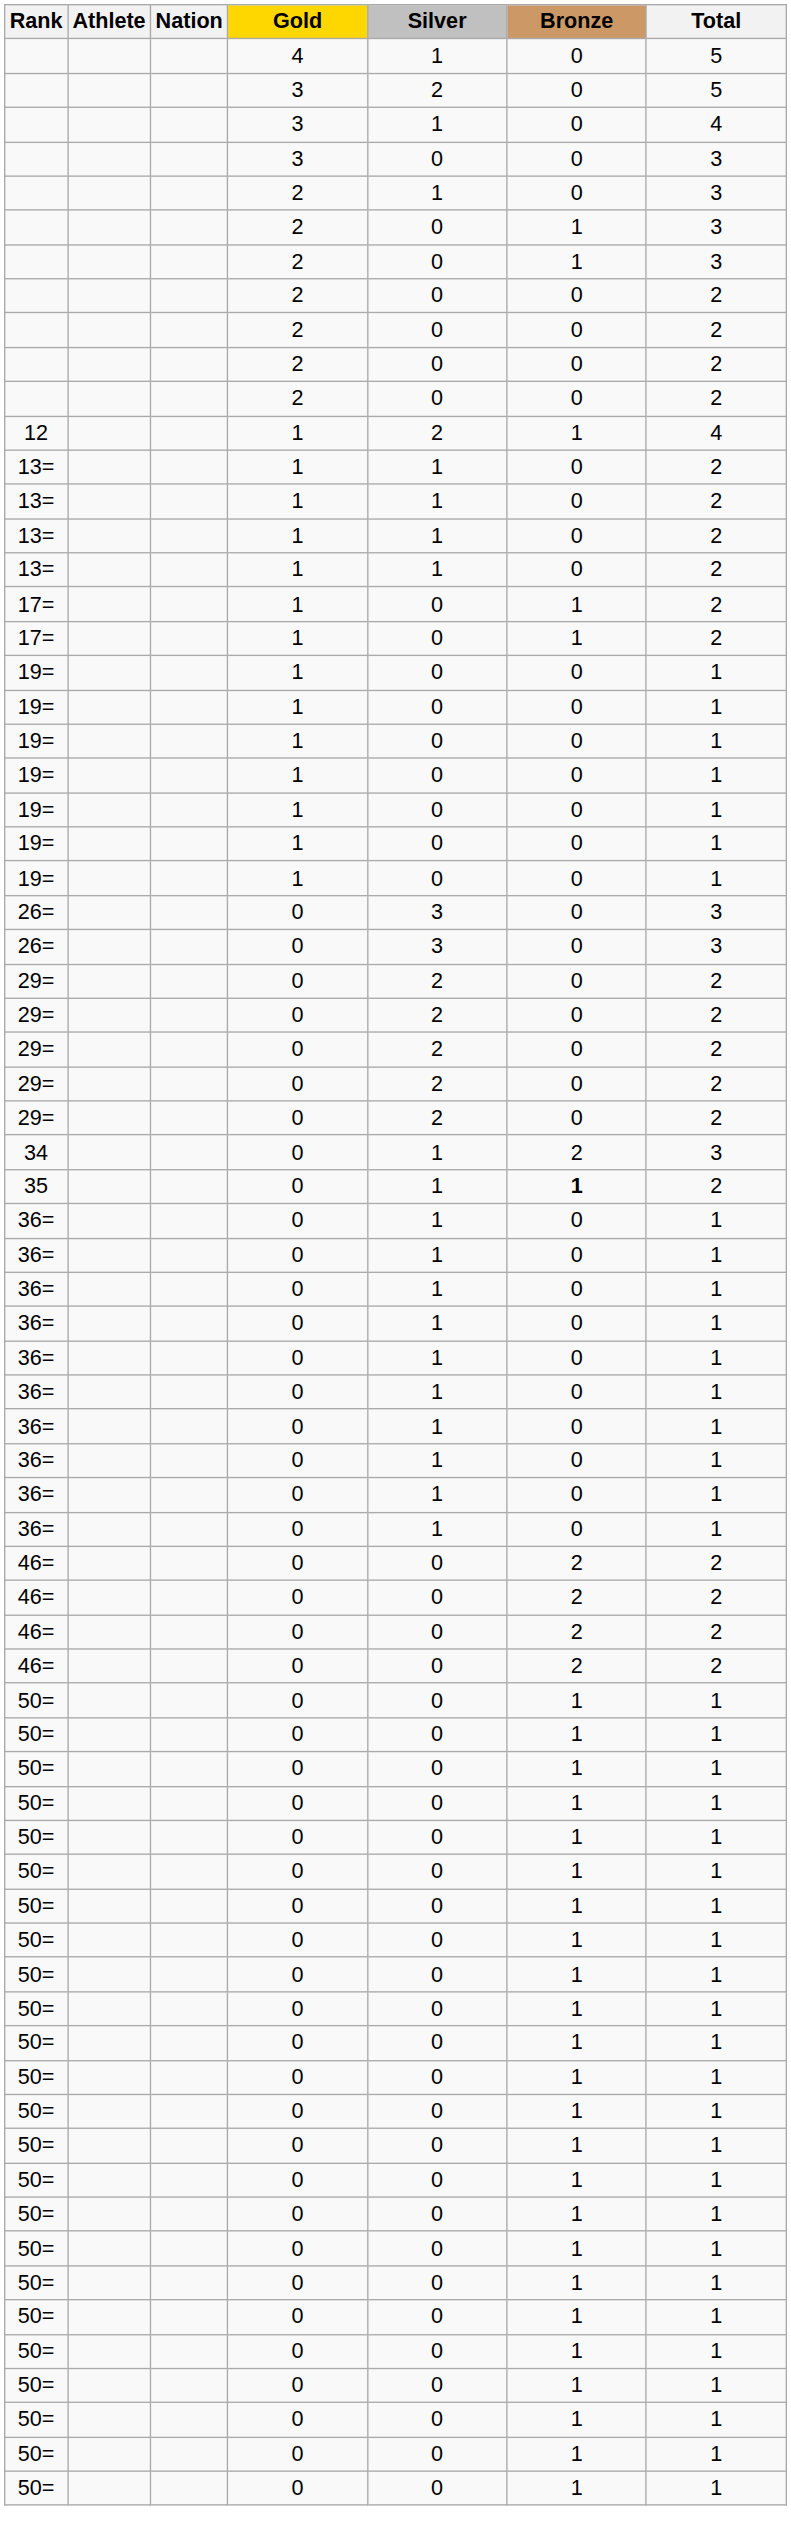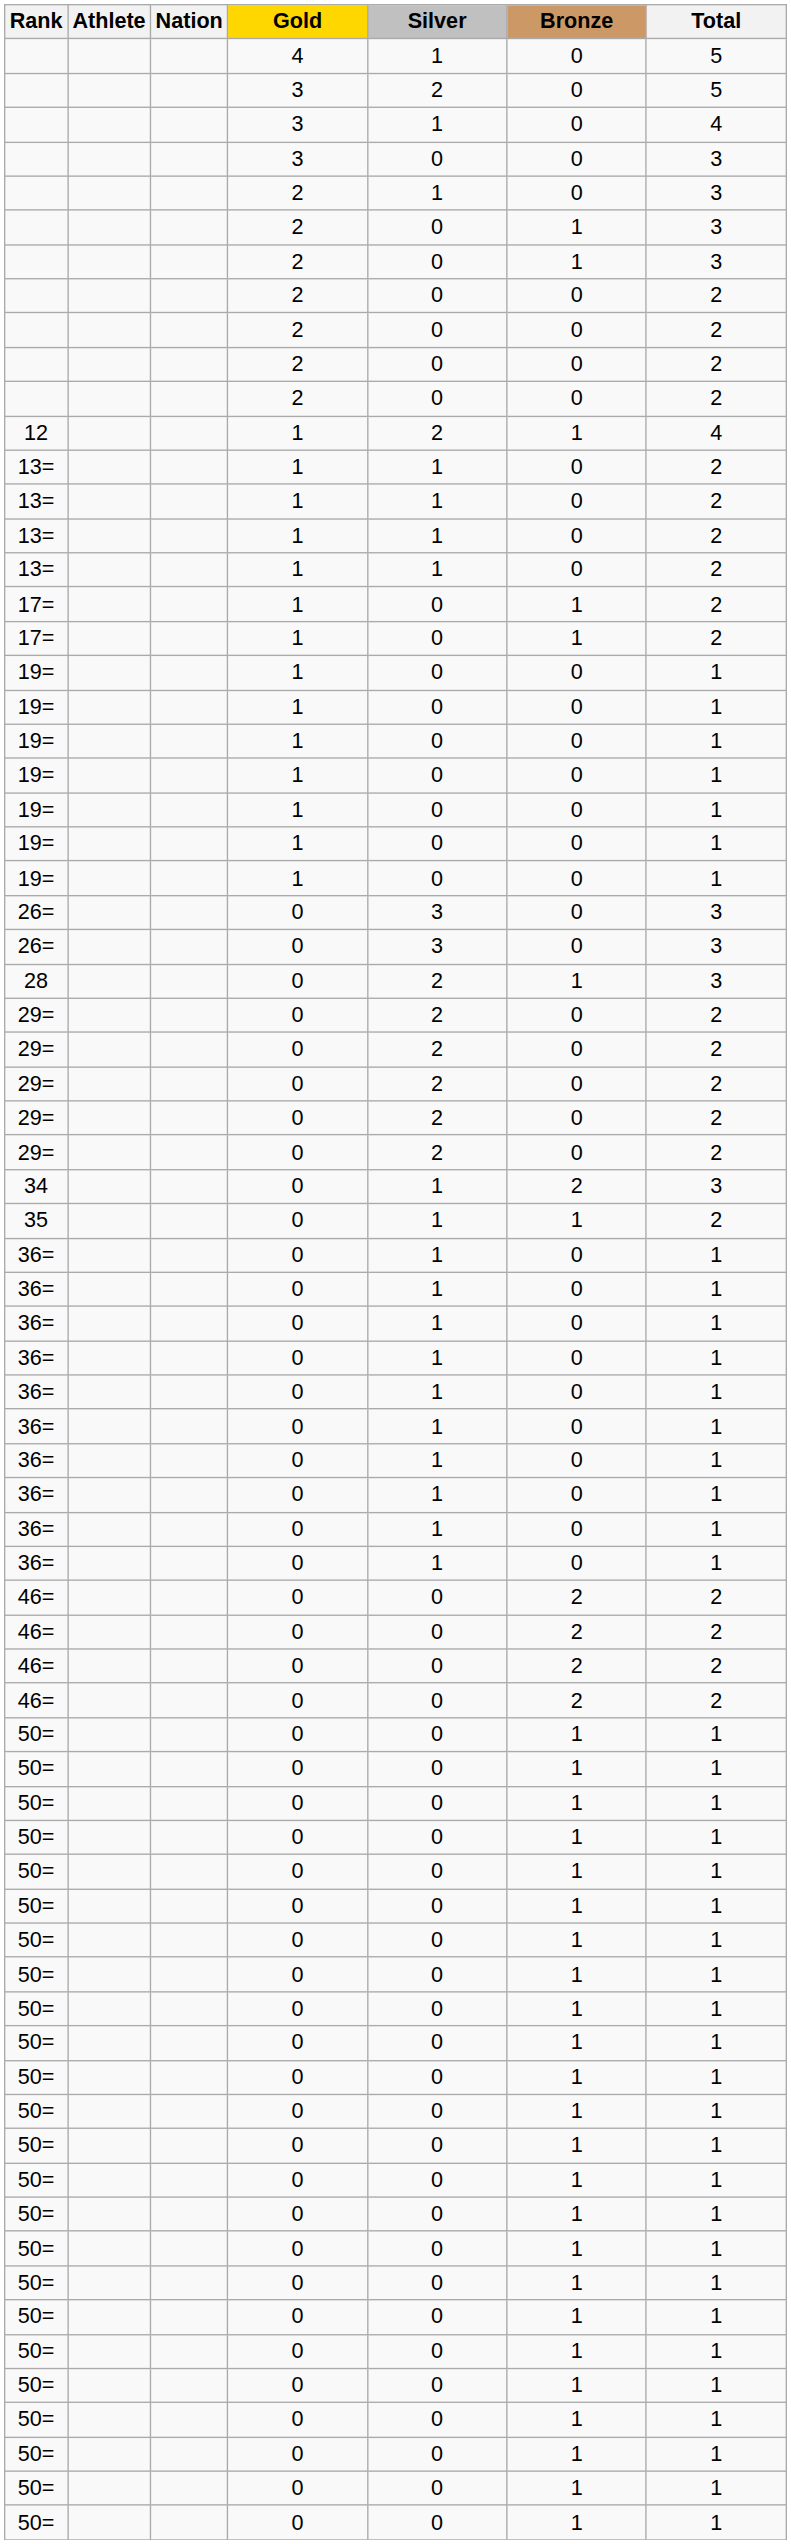+ row: (36, 980)
(577, 1186) bold -> (577, 1220) normal
